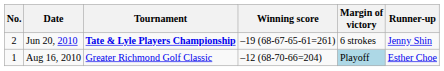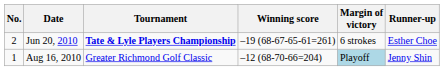(410, 41) Jenny Shin -> (412, 41) Esther Choe
(412, 57) Esther Choe -> (410, 57) Jenny Shin
